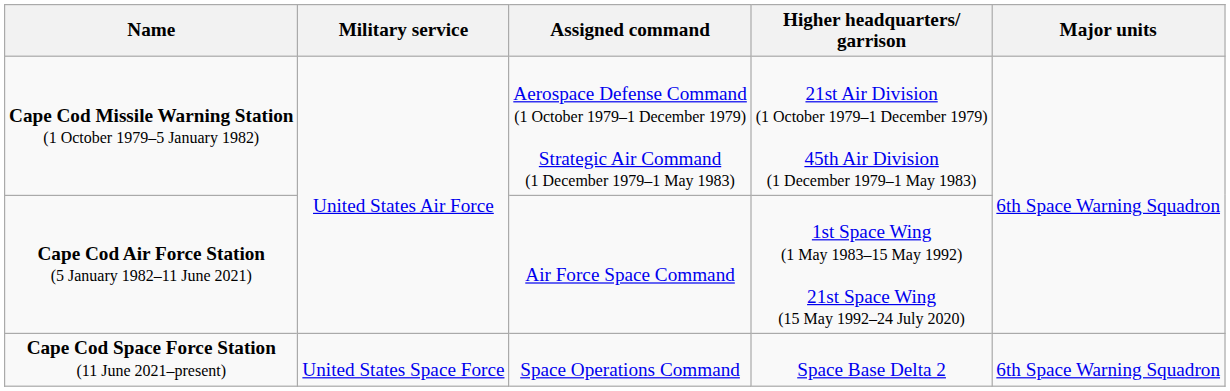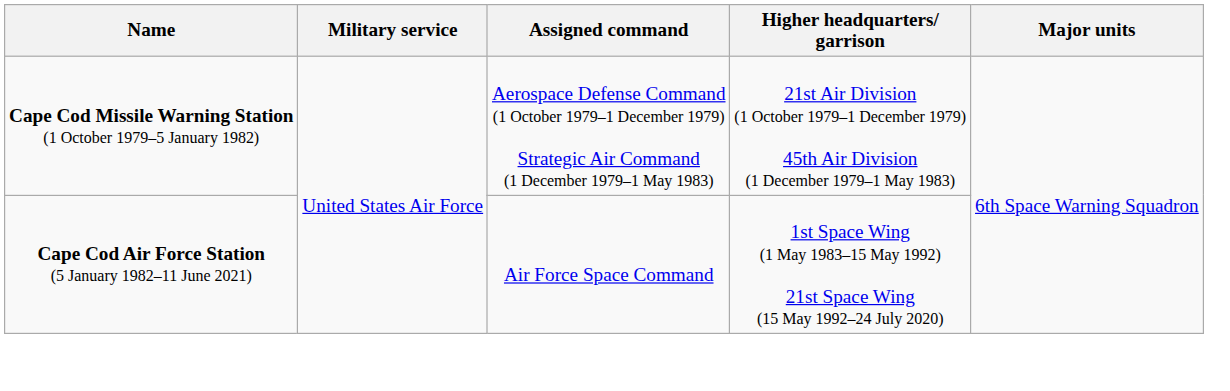- row: (151, 359)
